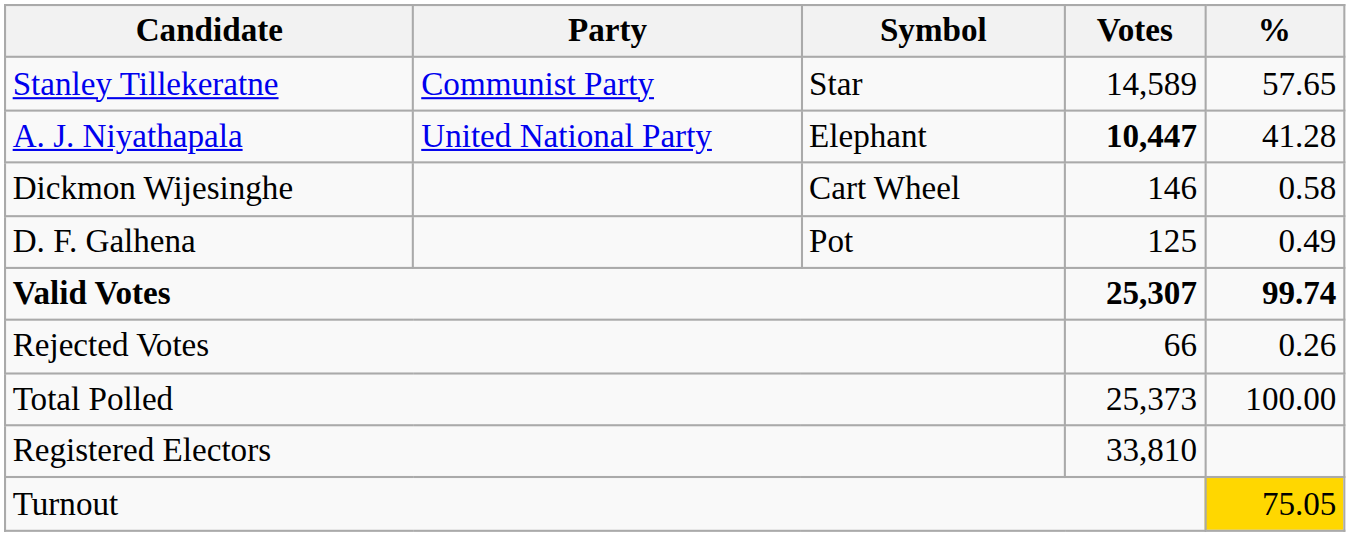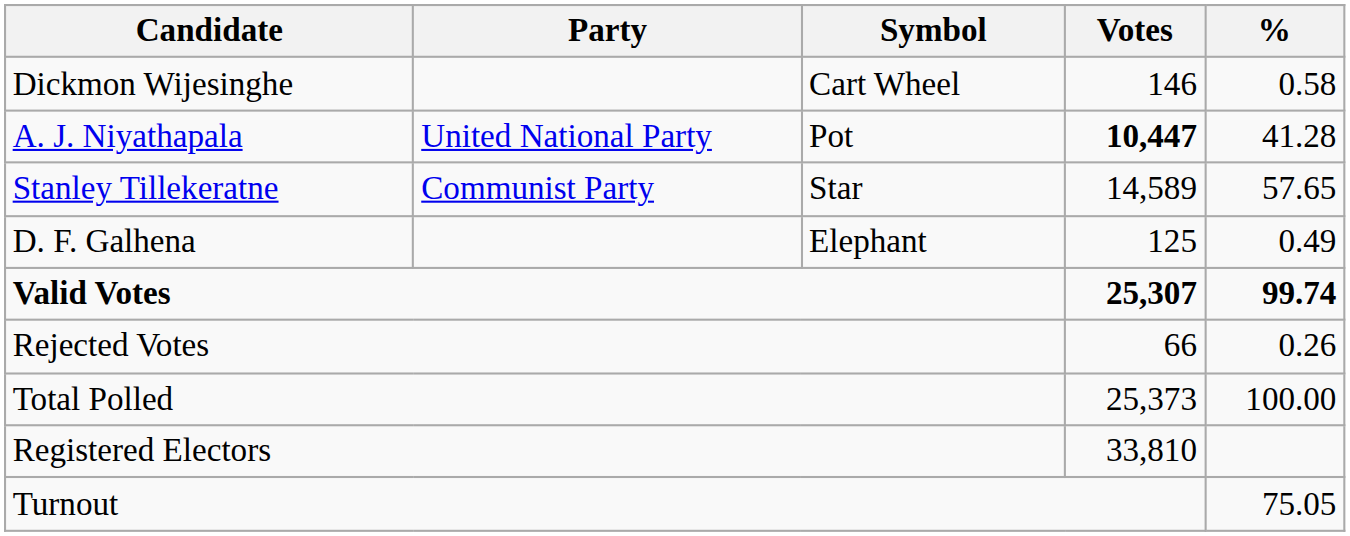rows swapped: (146, 83) <-> (153, 188)
(868, 135) Elephant -> (831, 135) Pot
(831, 240) Pot -> (868, 240) Elephant
(1299, 503) gold background -> (1299, 503) no background
